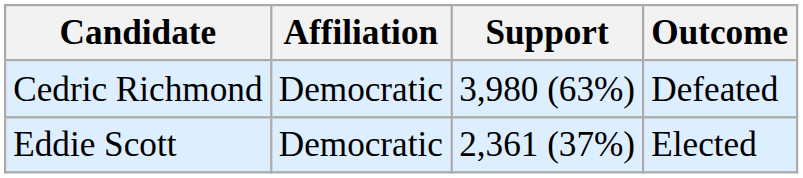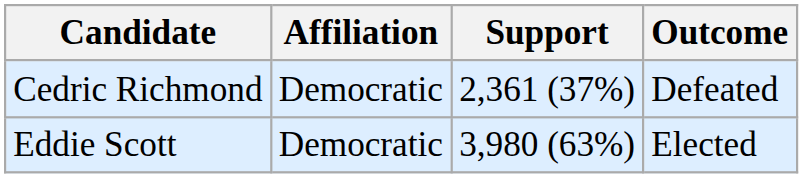(547, 88) 3,980 (63%) -> (547, 88) 2,361 (37%)
(547, 144) 2,361 (37%) -> (547, 144) 3,980 (63%)
